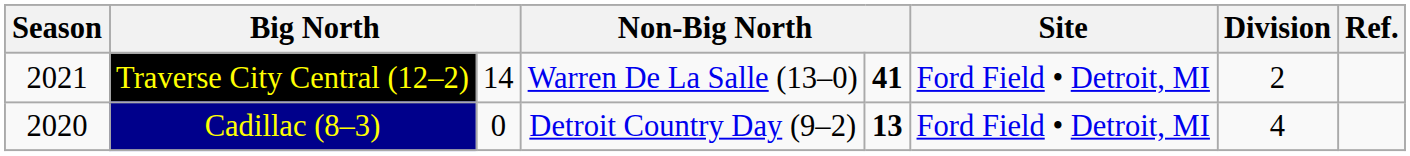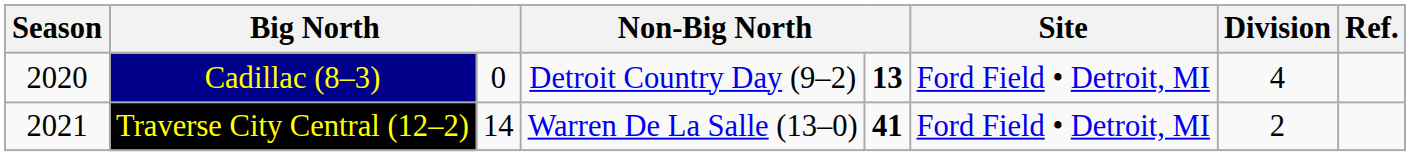rows swapped: (292, 125) <-> (292, 77)
